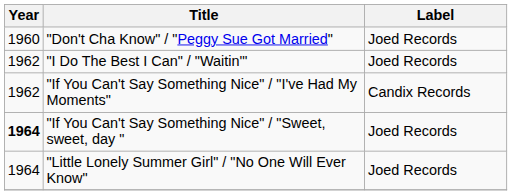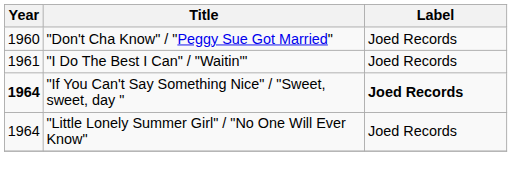(24, 61) 1962 -> (24, 61) 1961
- row: (202, 92)
(413, 131) normal -> (416, 92) bold
